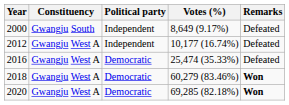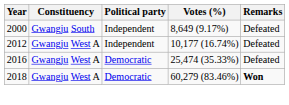- row: (17, 92)
